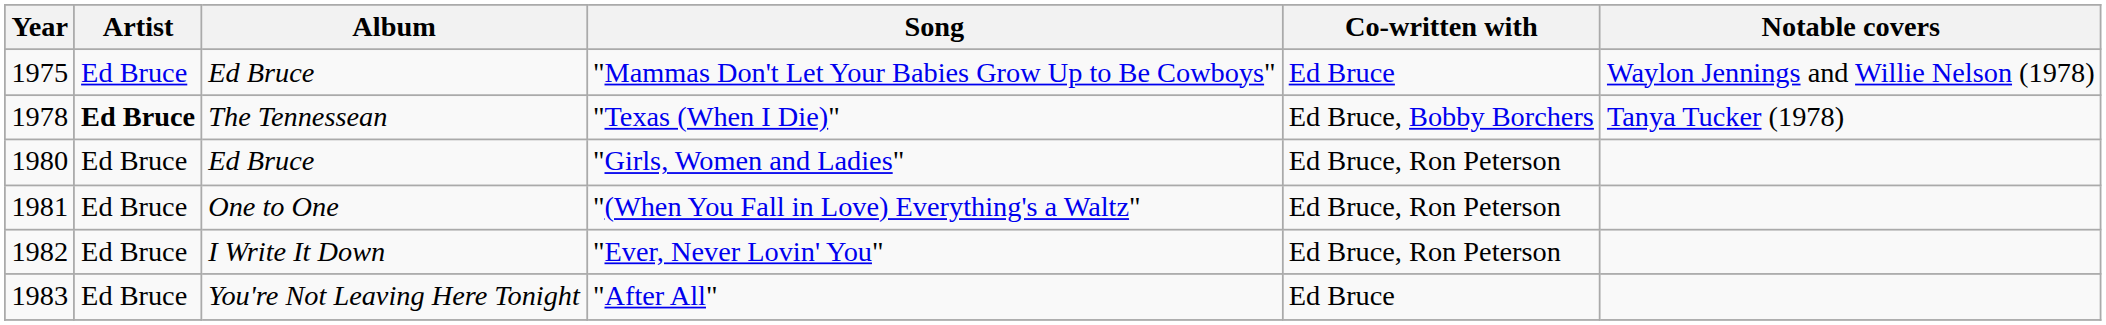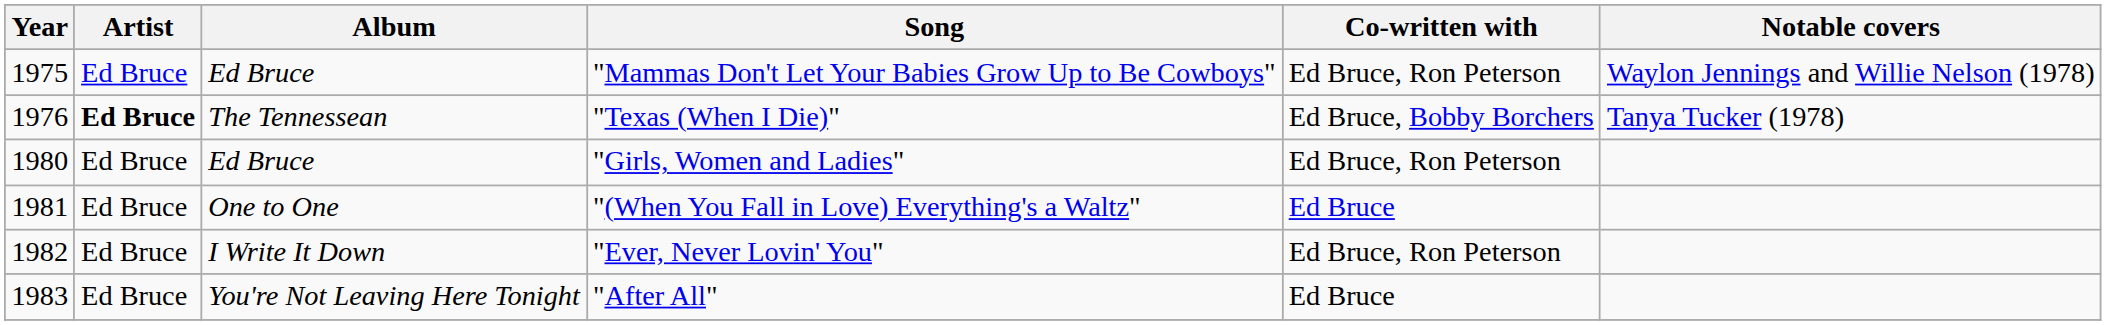(1342, 71) Ed Bruce -> (1425, 71) Ed Bruce, Ron Peterson
(40, 116) 1978 -> (40, 116) 1976
(1425, 206) Ed Bruce, Ron Peterson -> (1342, 206) Ed Bruce
